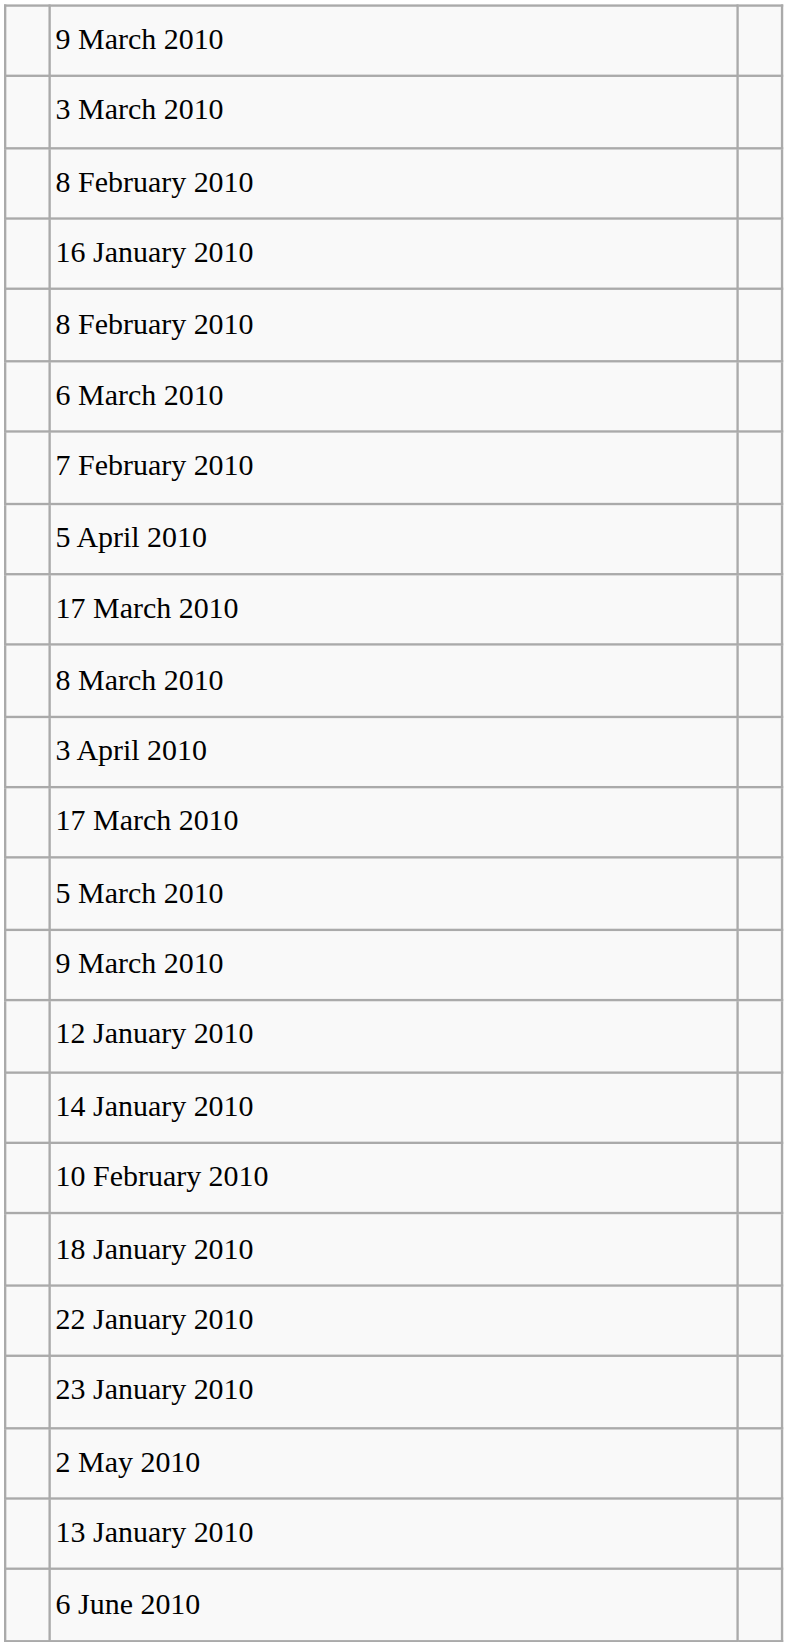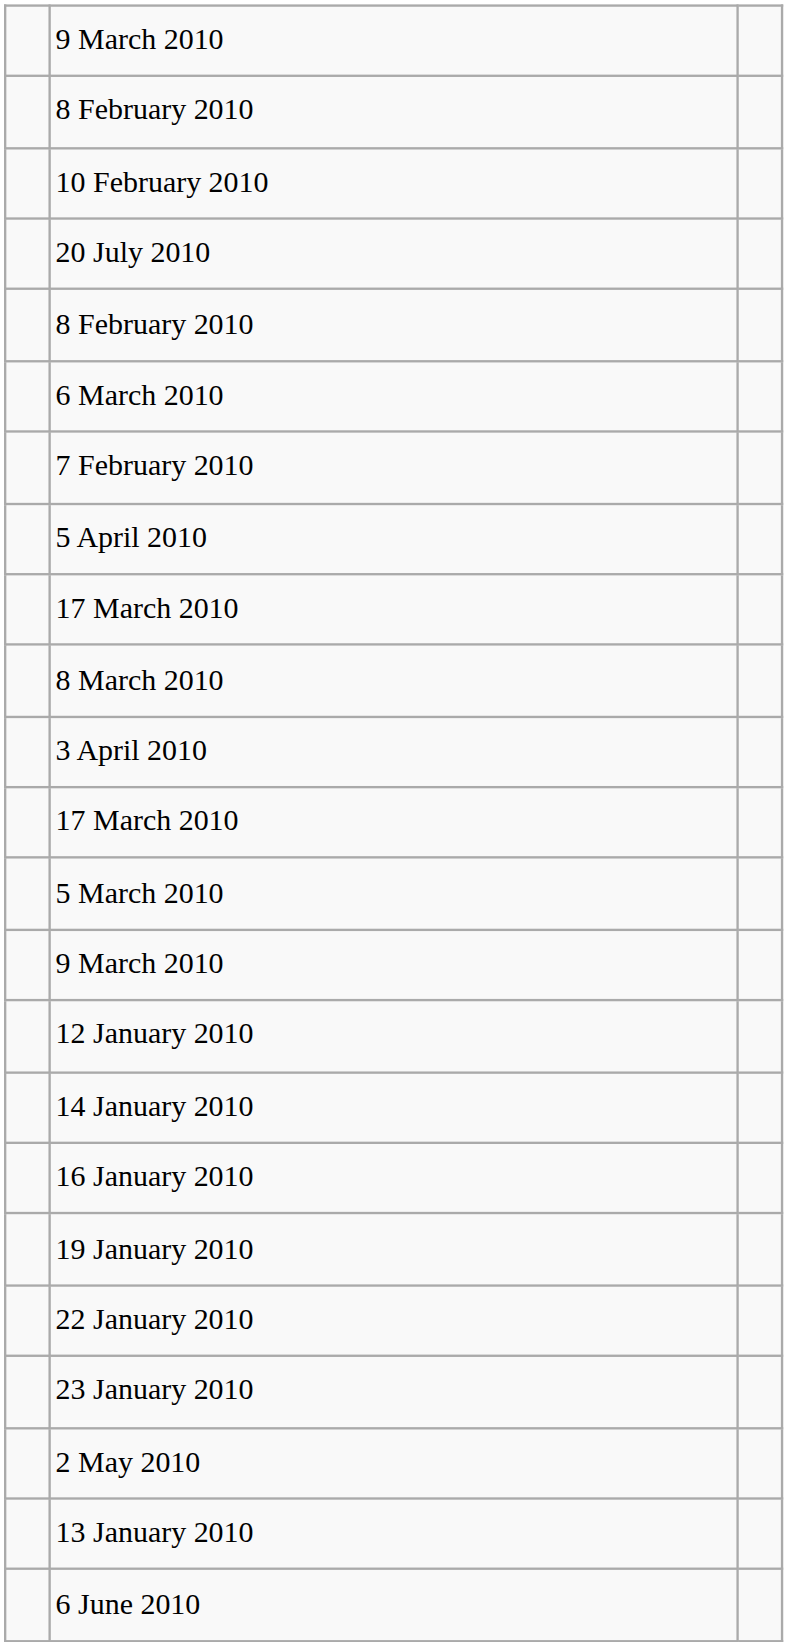- row: (27, 112)
rows swapped: (27, 1178) <-> (27, 254)
+ row: (27, 254)
- row: (27, 1250)
+ row: (27, 1250)
